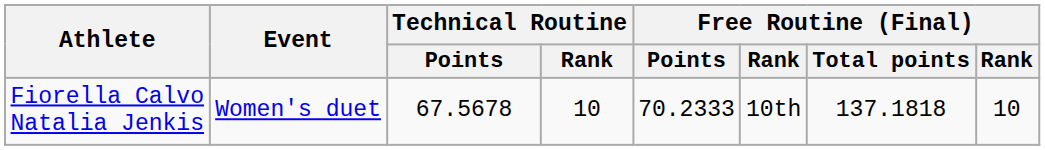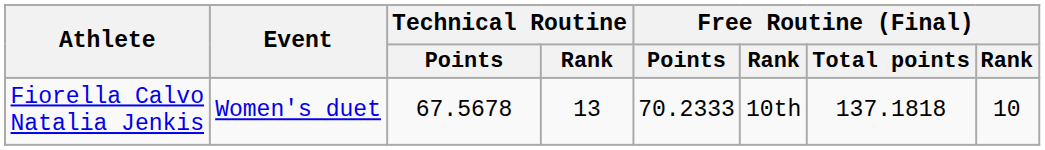(587, 111) 10 -> (587, 111) 13
